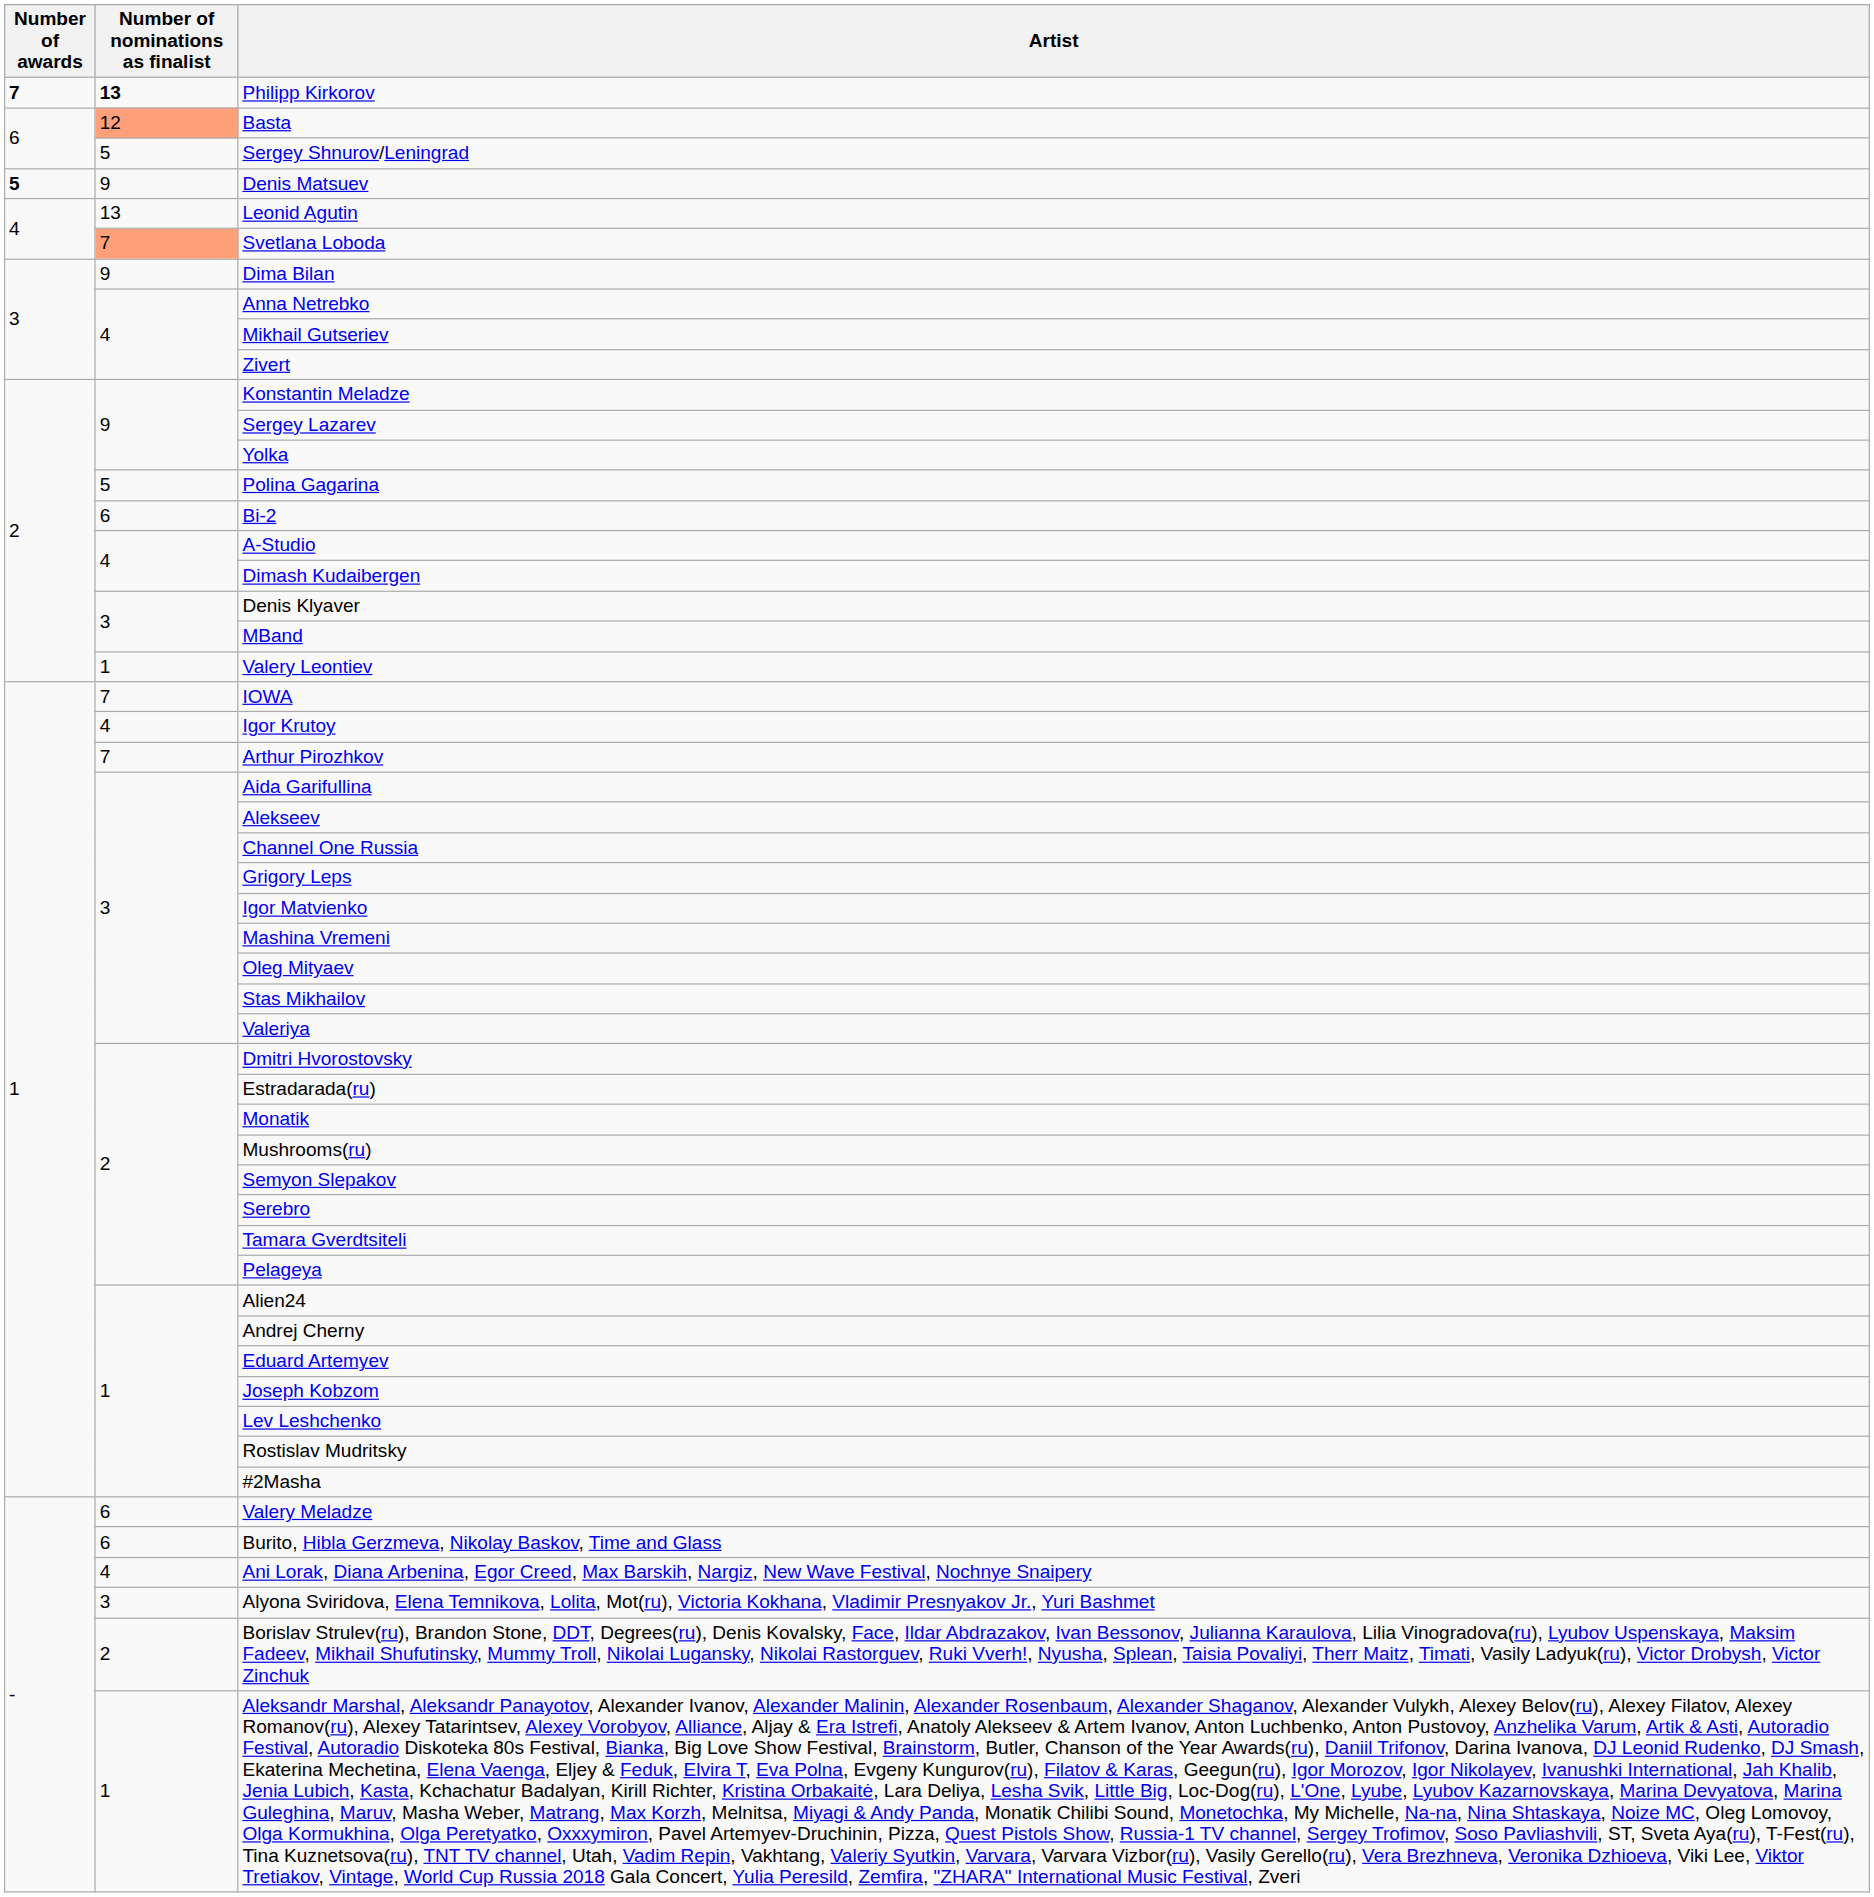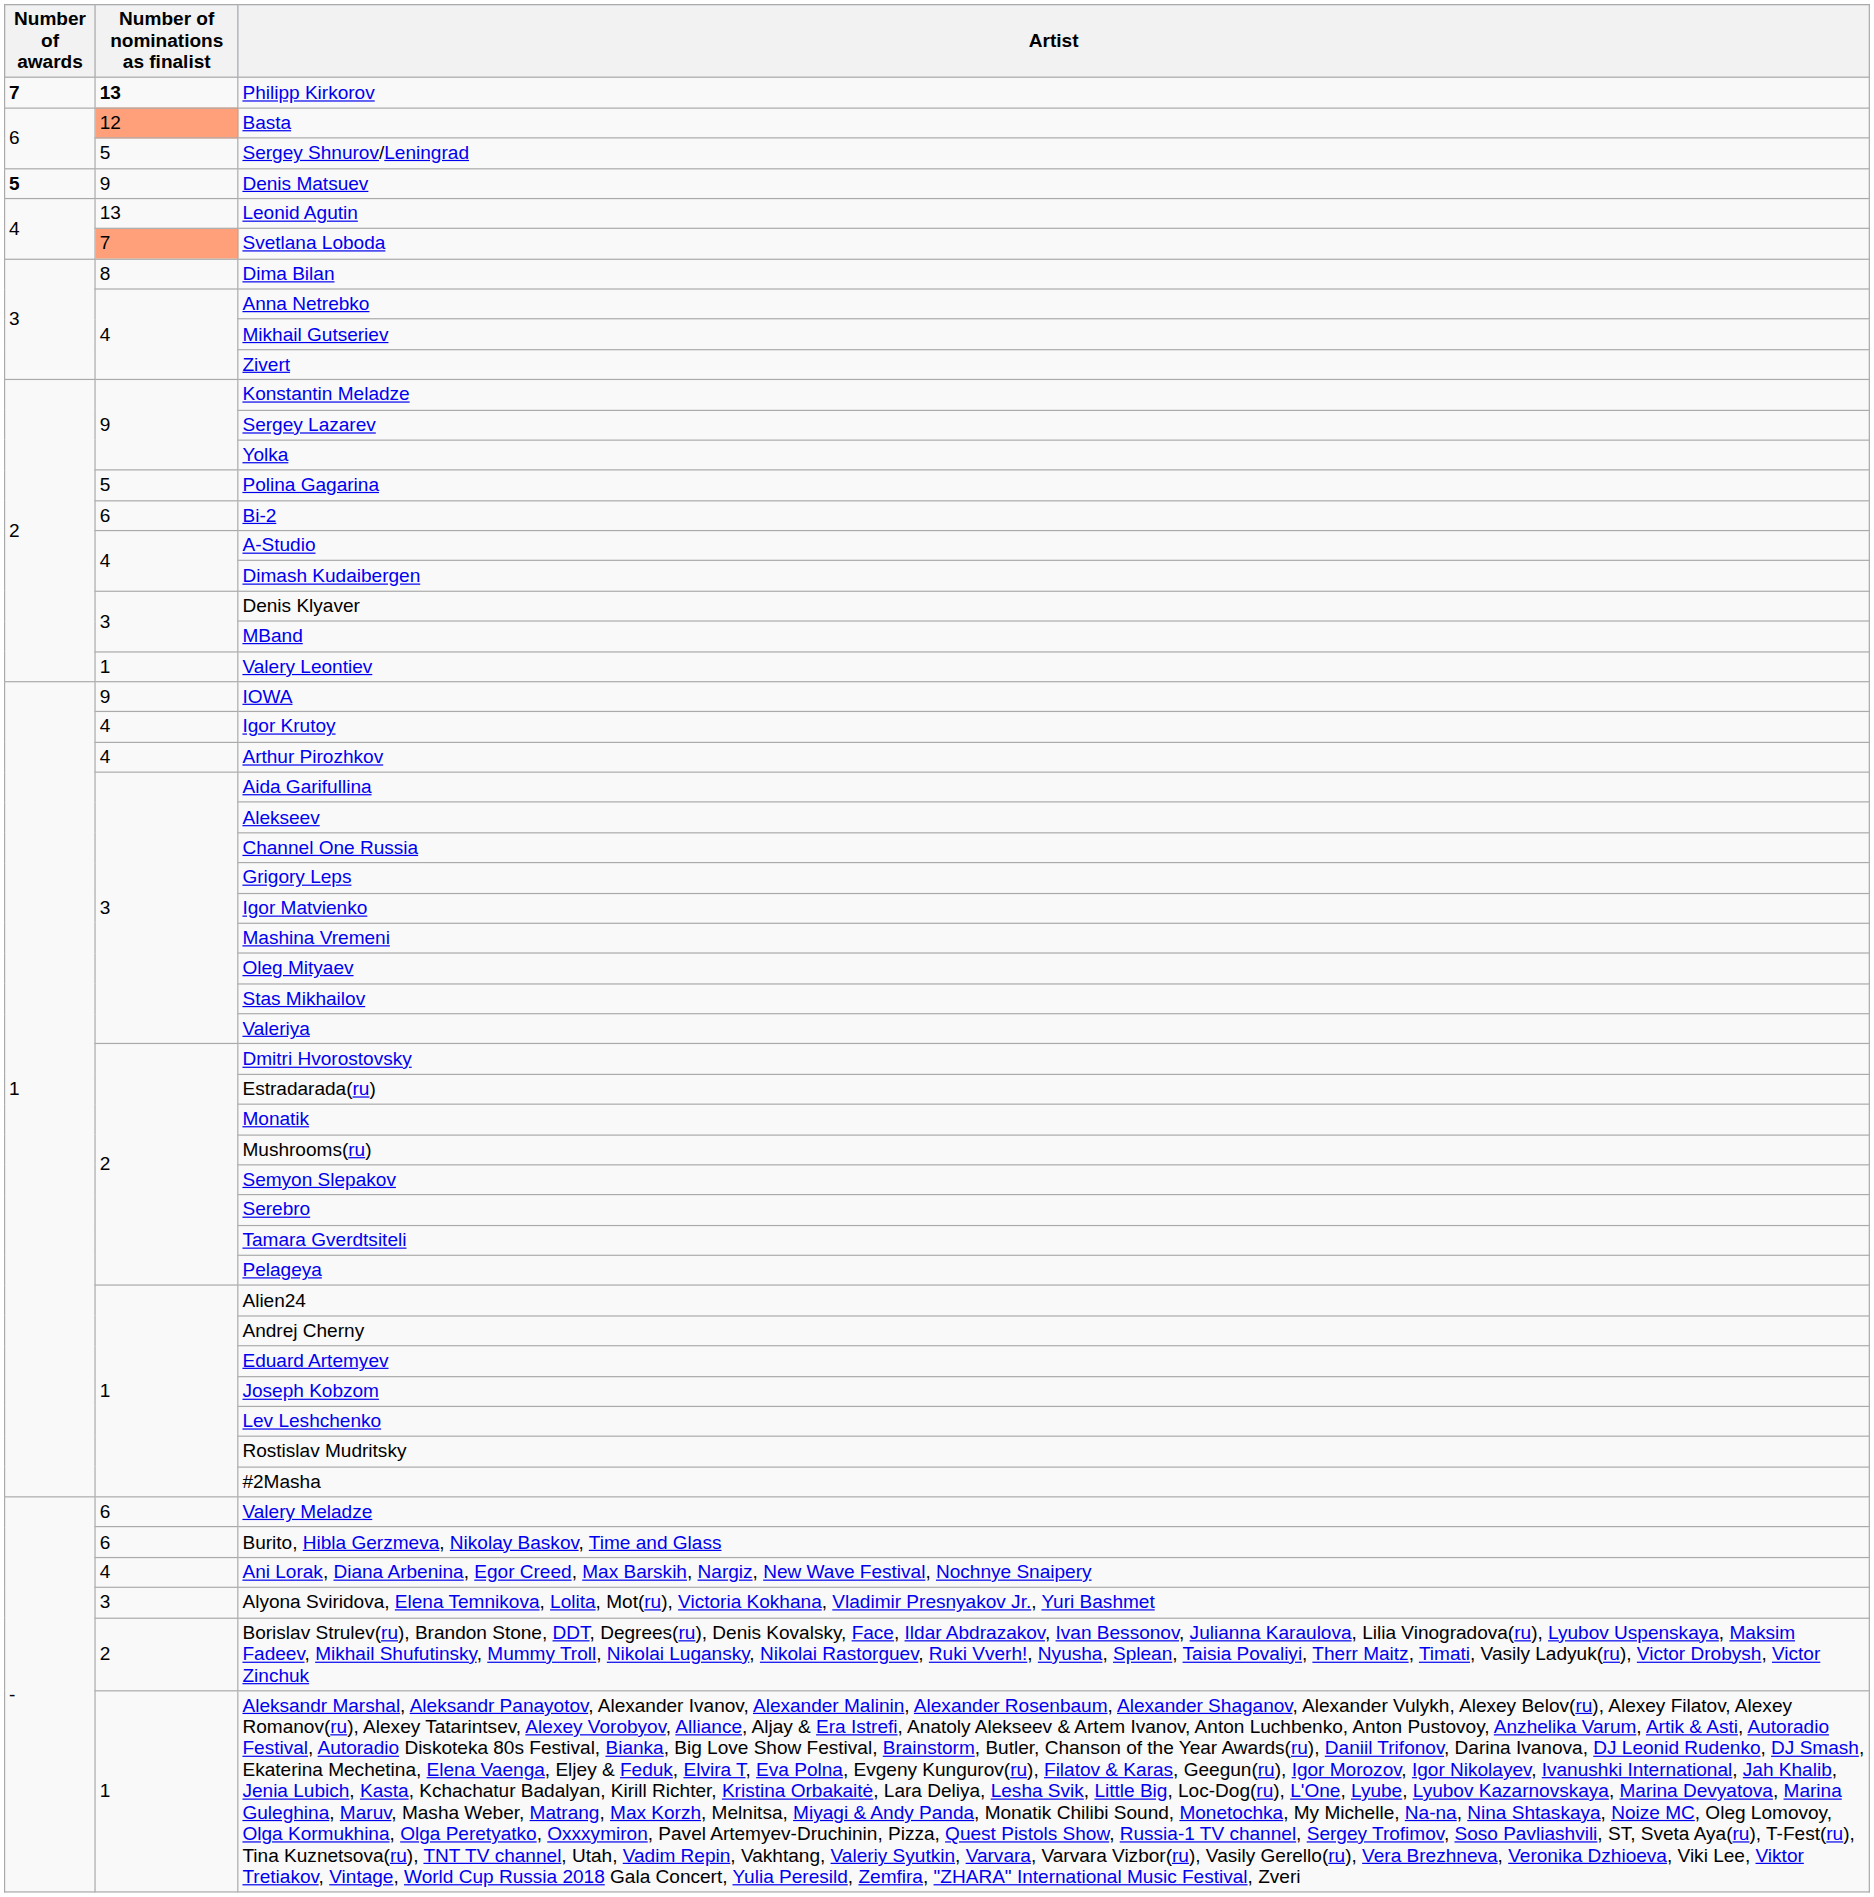(105, 273) 9 -> (105, 273) 8
(105, 696) 7 -> (105, 696) 9
(105, 756) 7 -> (105, 756) 4
